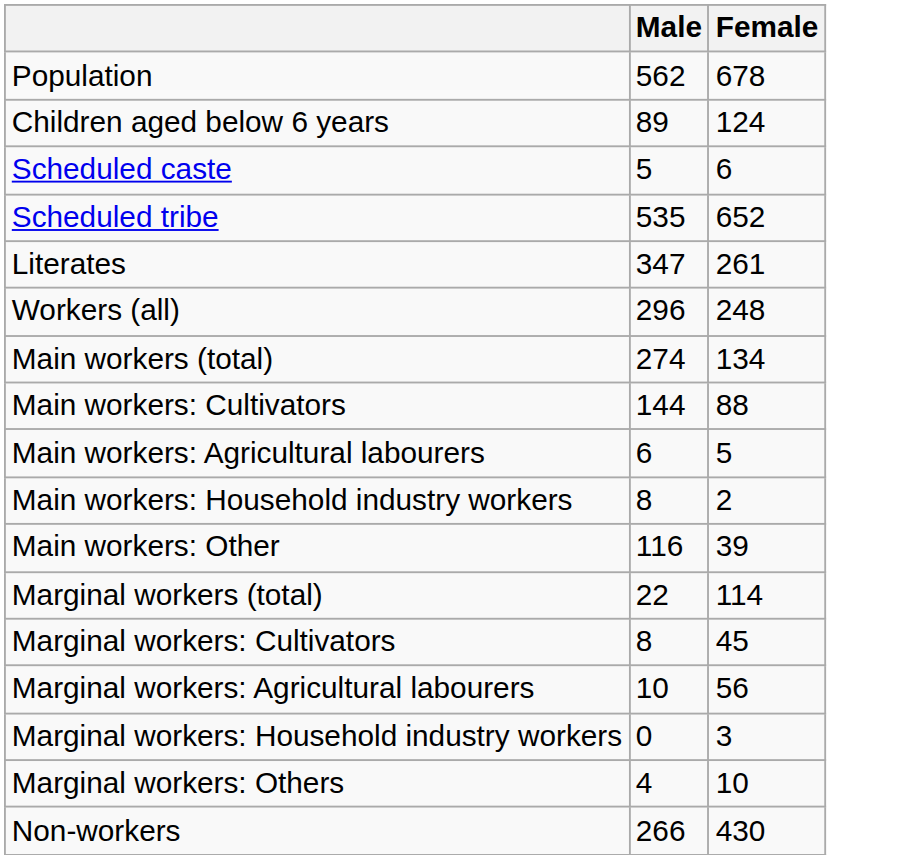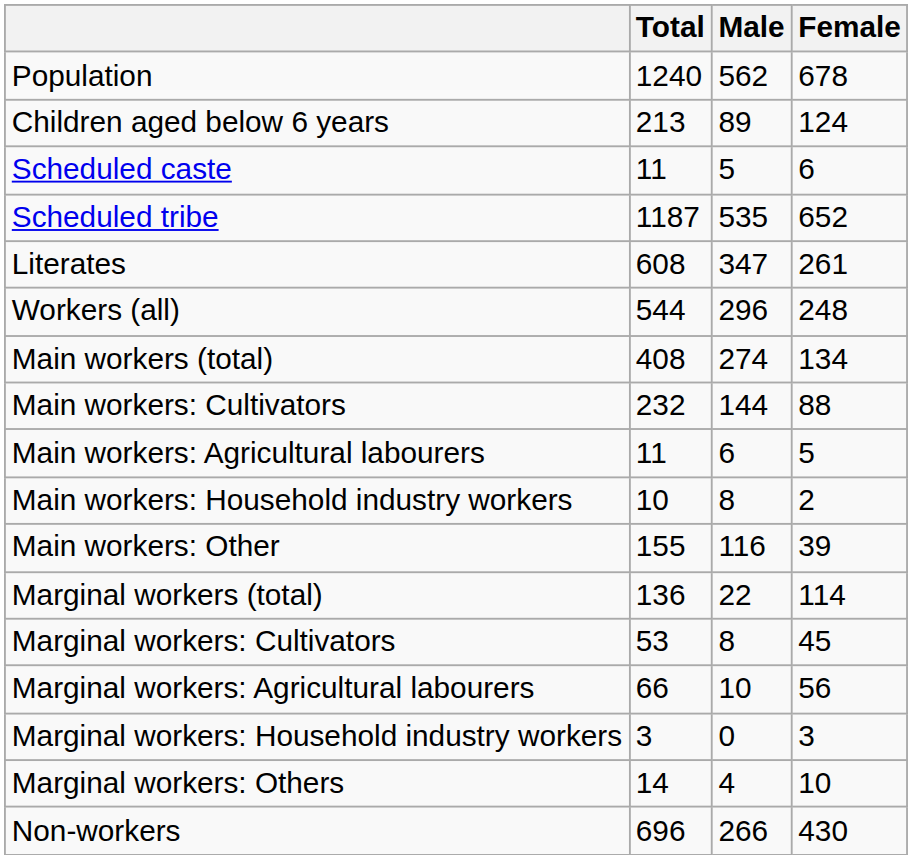+ column: (670, 28)
